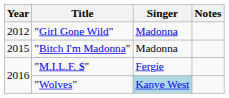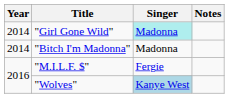(18, 31) 2012 -> (18, 31) 2014
(157, 31) no background -> (157, 31) paleturquoise background
(18, 48) 2015 -> (18, 48) 2014
